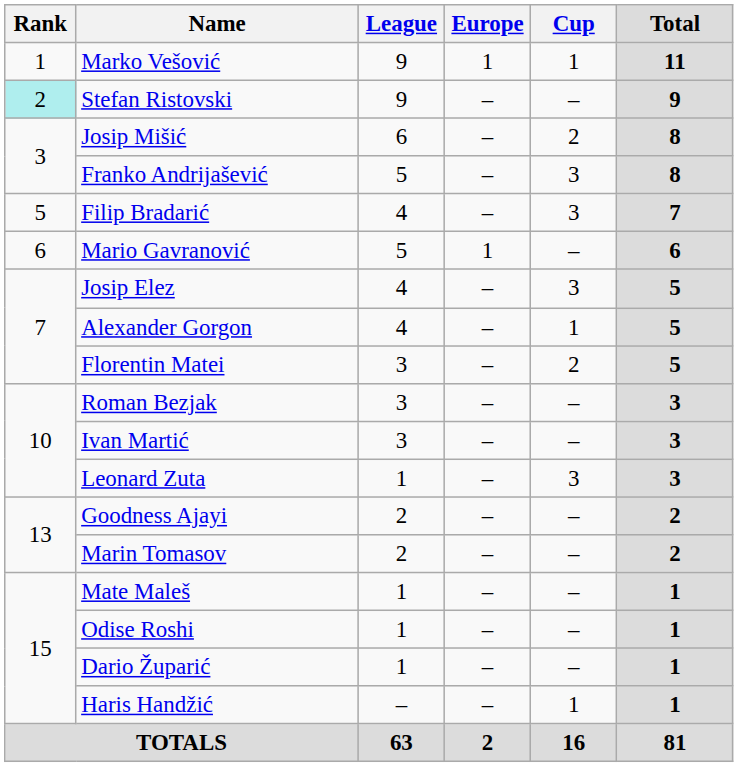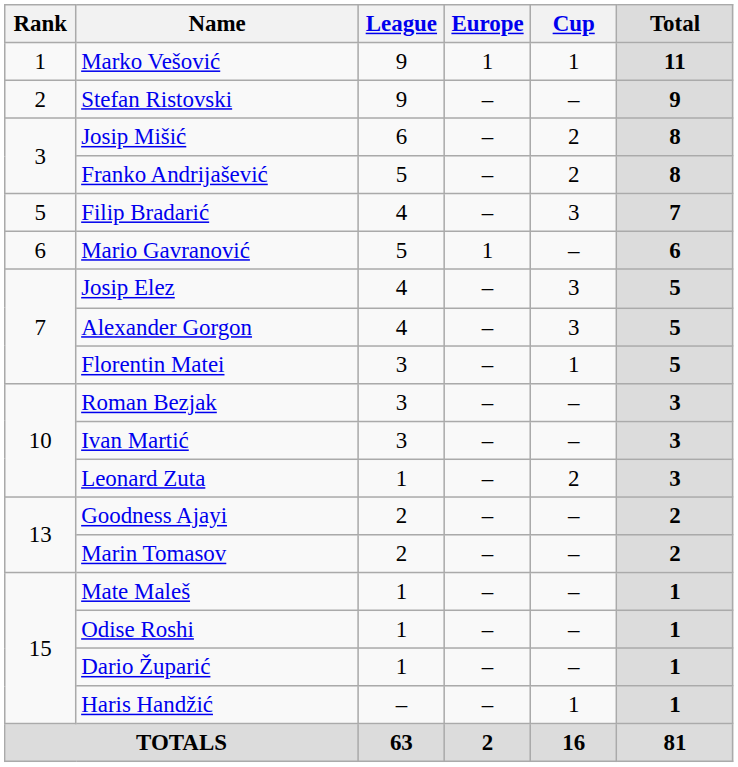(40, 99) paleturquoise background -> (40, 99) no background
(574, 174) 3 -> (574, 174) 2
(574, 326) 1 -> (574, 326) 3
(574, 364) 2 -> (574, 364) 1
(574, 477) 3 -> (574, 477) 2
